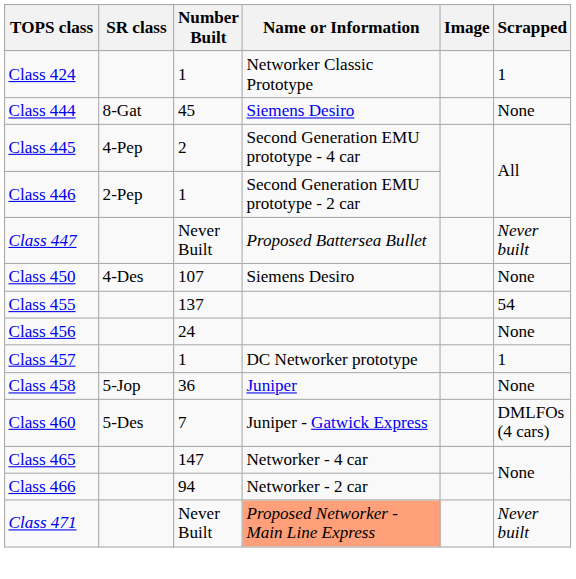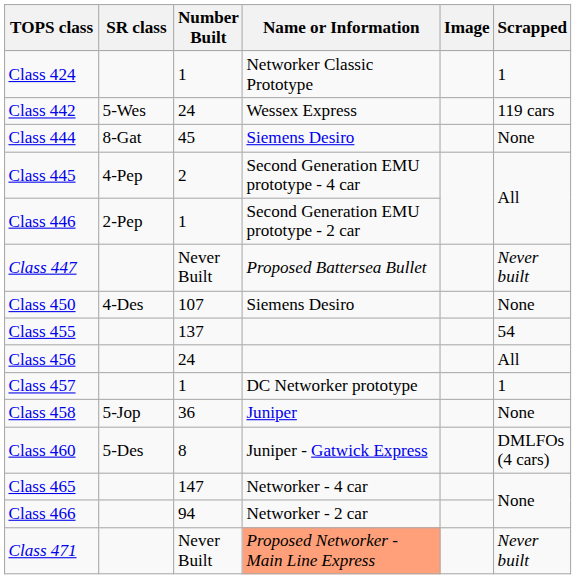+ row: (42, 110)
(516, 331) None -> (509, 358) All
(182, 422) 7 -> (182, 449) 8
